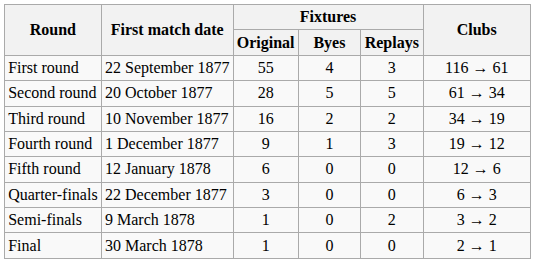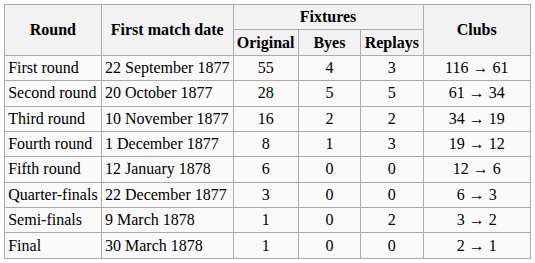(266, 144) 9 -> (266, 144) 8
